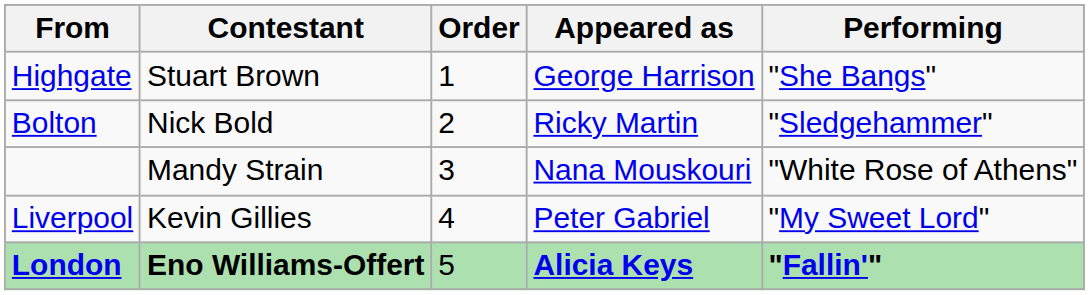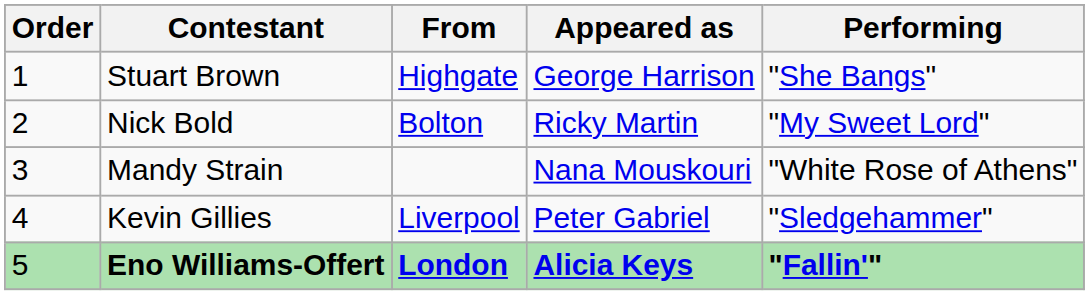columns swapped: (479, 28) <-> (73, 28)
(881, 123) "Sledgehammer" -> (879, 123) "My Sweet Lord"
(879, 218) "My Sweet Lord" -> (881, 218) "Sledgehammer"
